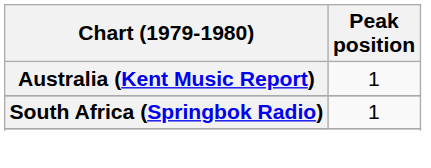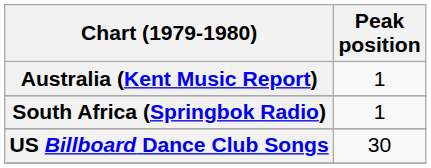+ row: (169, 145)
